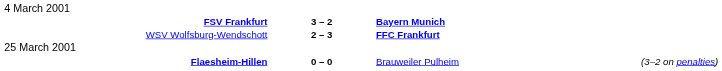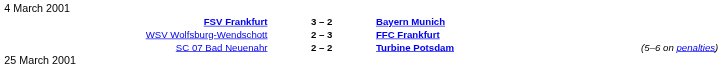+ row: (222, 47)
- row: (229, 61)
